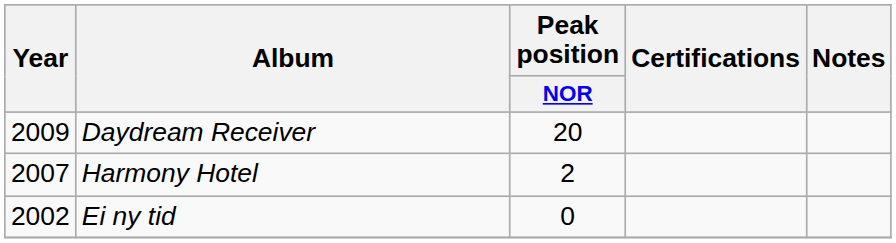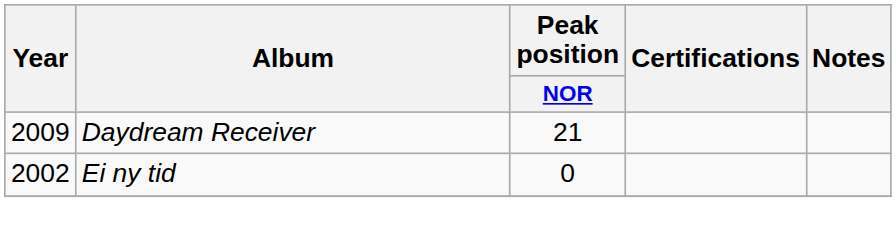(568, 132) 20 -> (568, 132) 21
- row: (170, 174)
